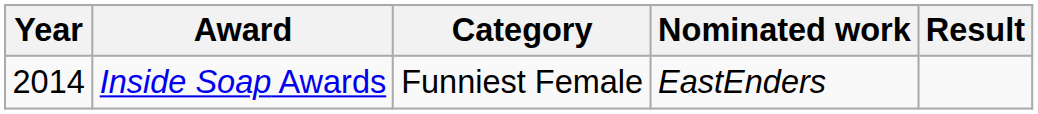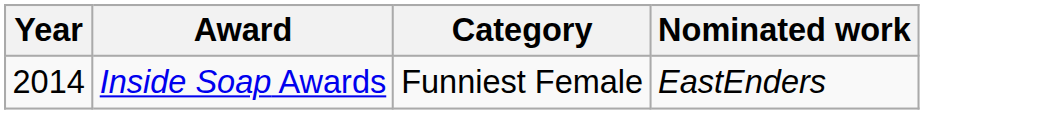- column: (975, 30)
